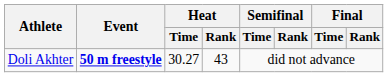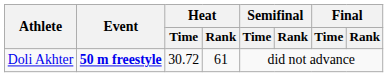(184, 60) 30.27 -> (184, 60) 30.72
(221, 60) 43 -> (221, 60) 61
